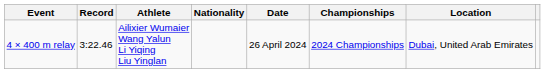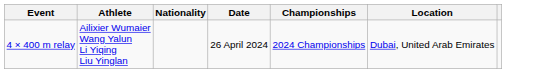- column: (97, 12)
